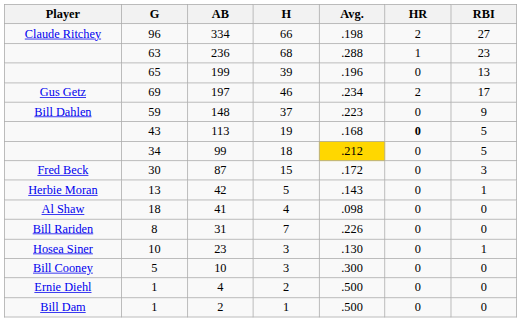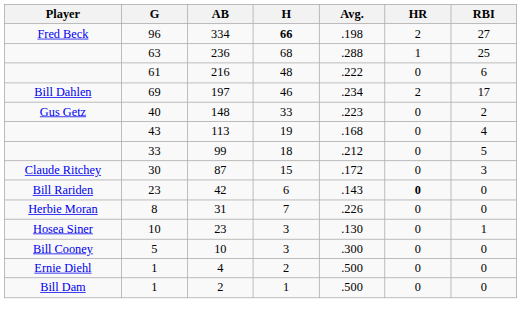(63, 33) Claude Ritchey -> (63, 33) Fred Beck
(286, 33) normal -> (286, 33) bold
(484, 53) 23 -> (484, 53) 25
+ row: (220, 72)
- row: (220, 72)
(63, 92) Gus Getz -> (63, 92) Bill Dahlen
(63, 111) Bill Dahlen -> (63, 111) Gus Getz
(154, 111) 59 -> (154, 111) 40
(286, 111) 37 -> (286, 111) 33
(484, 111) 9 -> (484, 111) 2
(418, 131) bold -> (418, 131) normal
(484, 131) 5 -> (484, 131) 4
(154, 151) 34 -> (154, 151) 33
(352, 151) gold background -> (352, 151) no background
(63, 170) Fred Beck -> (63, 170) Claude Ritchey
(63, 190) Herbie Moran -> (63, 190) Bill Rariden
(154, 190) 13 -> (154, 190) 23
(286, 190) 5 -> (286, 190) 6
(418, 190) normal -> (418, 190) bold
(484, 190) 1 -> (484, 190) 0
- row: (220, 209)
(63, 229) Bill Rariden -> (63, 209) Herbie Moran
